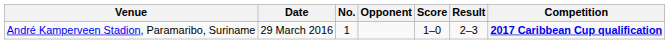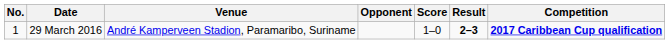columns swapped: (347, 13) <-> (131, 13)
(469, 30) normal -> (469, 30) bold
